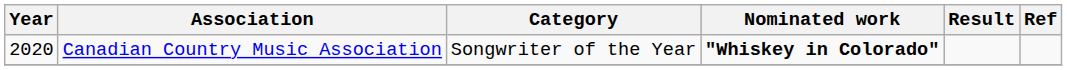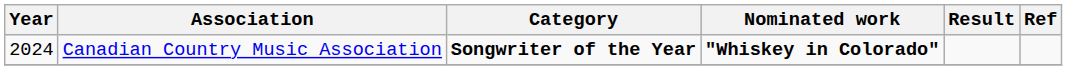(31, 50) 2020 -> (31, 50) 2024
(574, 50) normal -> (574, 50) bold
